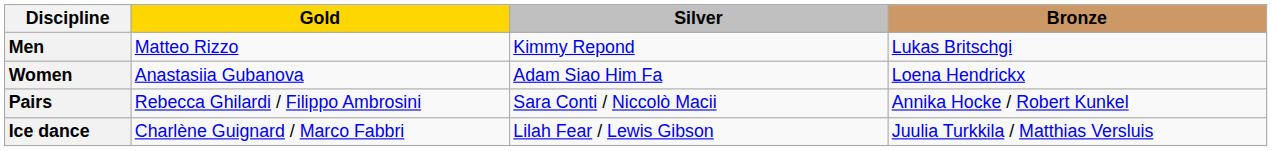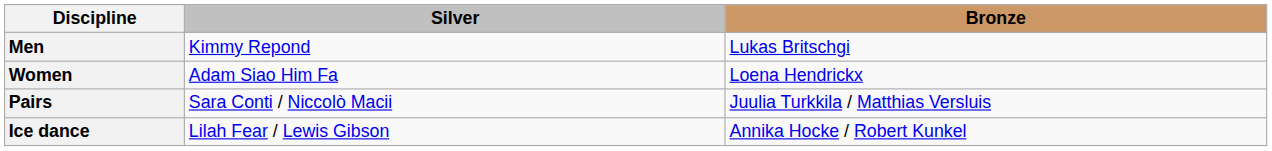- column: (320, 18)
(1010, 103) Annika Hocke / Robert Kunkel -> (860, 103) Juulia Turkkila / Matthias Versluis
(1023, 131) Juulia Turkkila / Matthias Versluis -> (848, 131) Annika Hocke / Robert Kunkel
